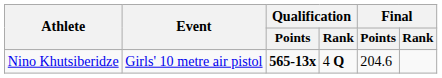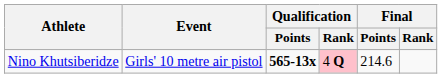(334, 61) no background -> (334, 61) pink background
(376, 61) 204.6 -> (376, 61) 214.6
